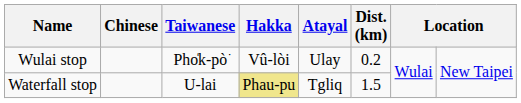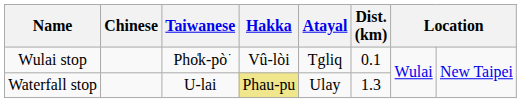(325, 60) Ulay -> (325, 60) Tgliq
(371, 60) 0.2 -> (371, 60) 0.1
(325, 85) Tgliq -> (325, 85) Ulay
(371, 85) 1.5 -> (371, 85) 1.3
